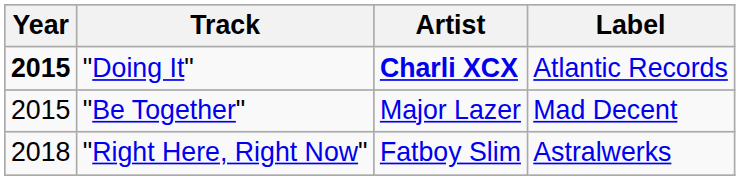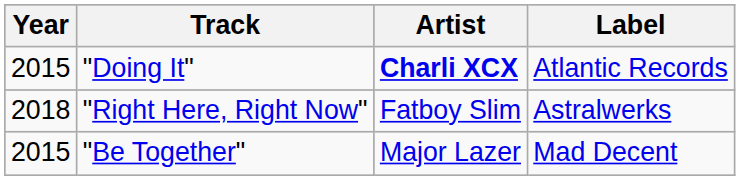(41, 68) bold -> (41, 68) normal
rows swapped: (164, 110) <-> (225, 152)
